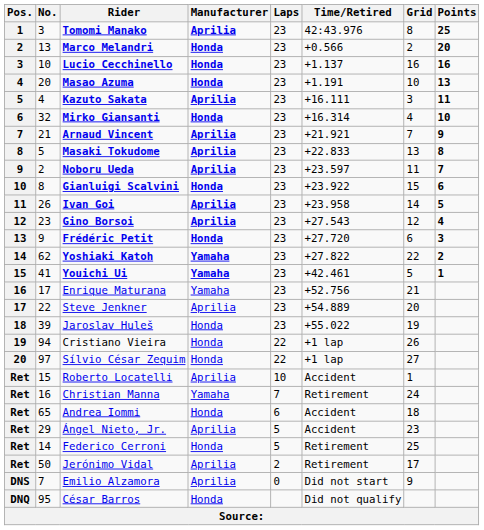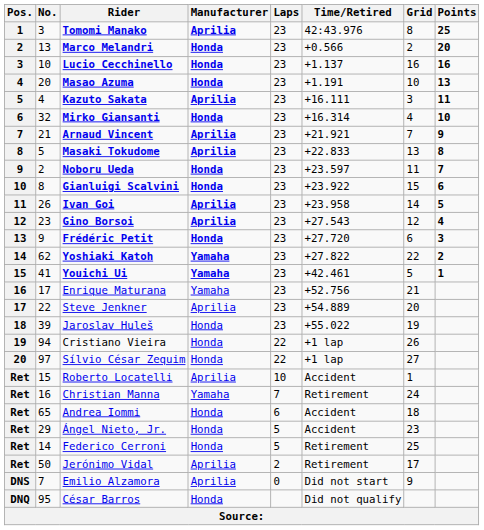(213, 170) Aprilia -> (207, 170) Honda
(213, 430) Aprilia -> (207, 430) Honda
